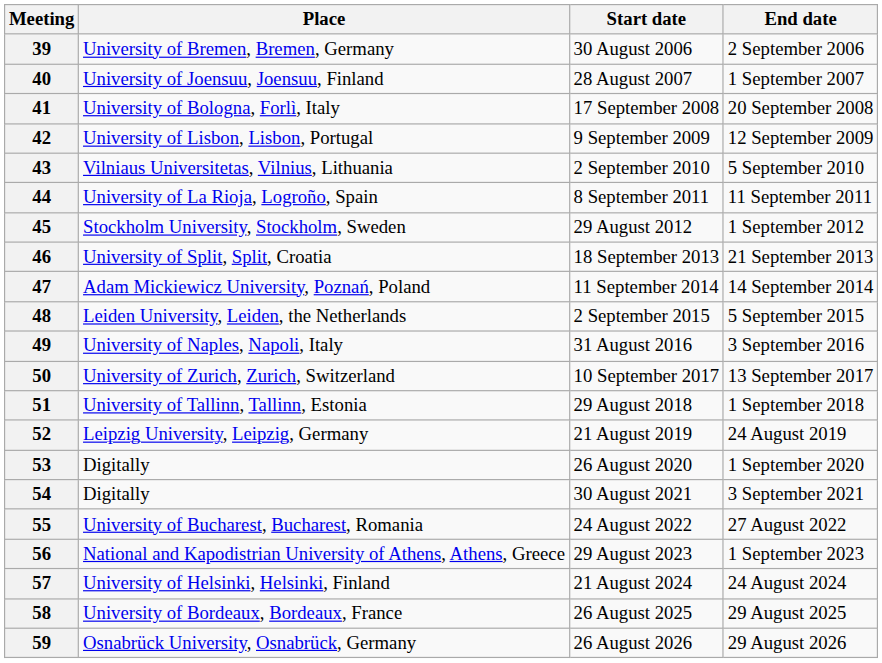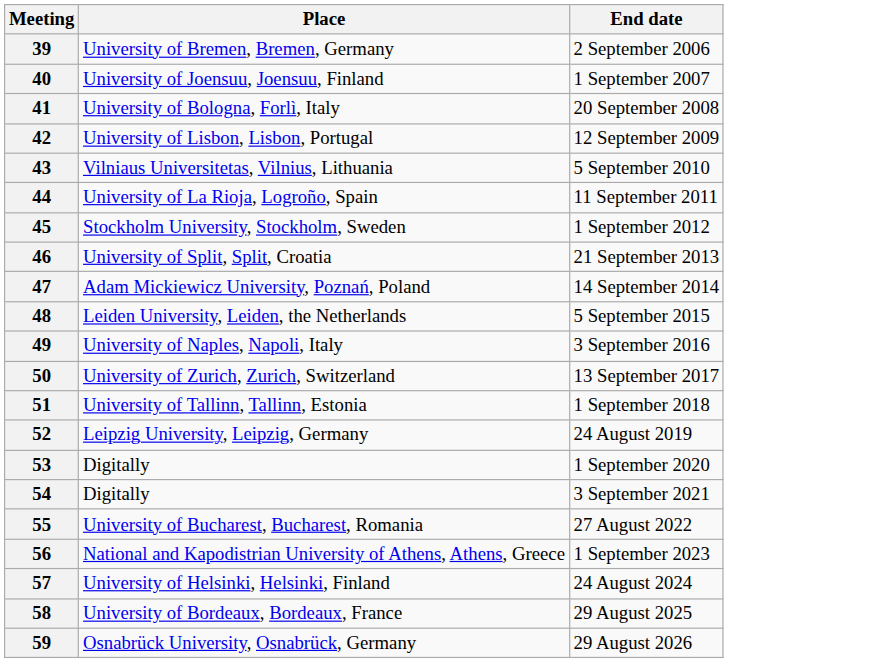- column: (646, 19)
